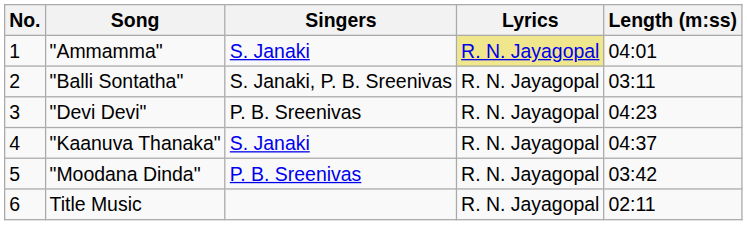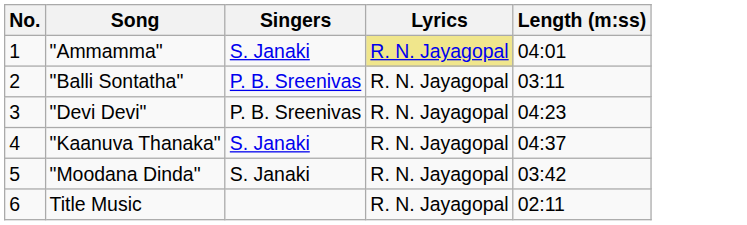(341, 82) S. Janaki, P. B. Sreenivas -> (296, 82) P. B. Sreenivas
(296, 174) P. B. Sreenivas -> (270, 174) S. Janaki
